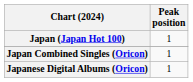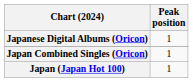rows swapped: (77, 38) <-> (77, 69)
